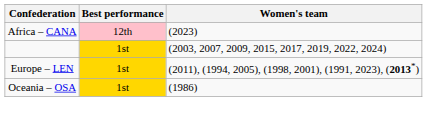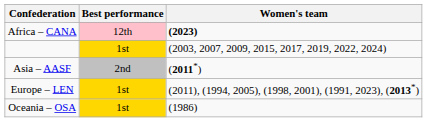(183, 31) normal -> (183, 31) bold
+ row: (42, 68)
